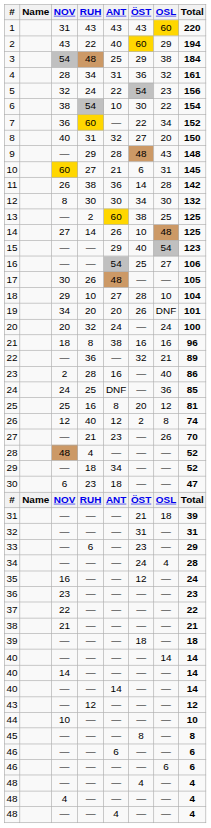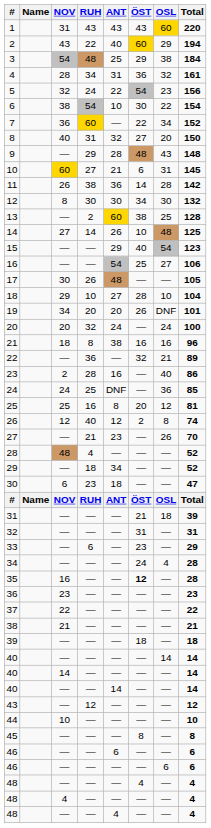(192, 216) 125 -> (192, 216) 128
(141, 578) normal -> (141, 578) bold
(192, 578) 24 -> (192, 578) 28
